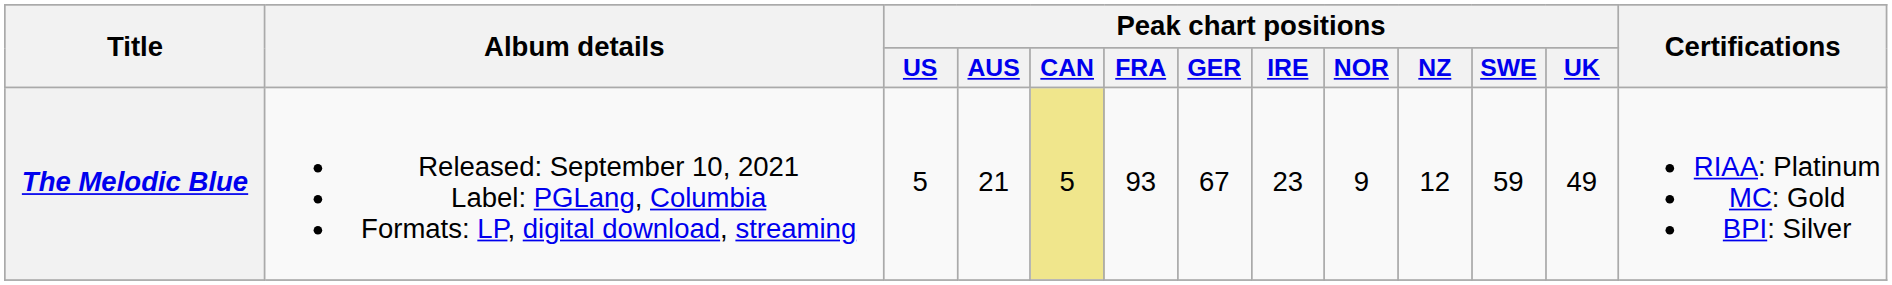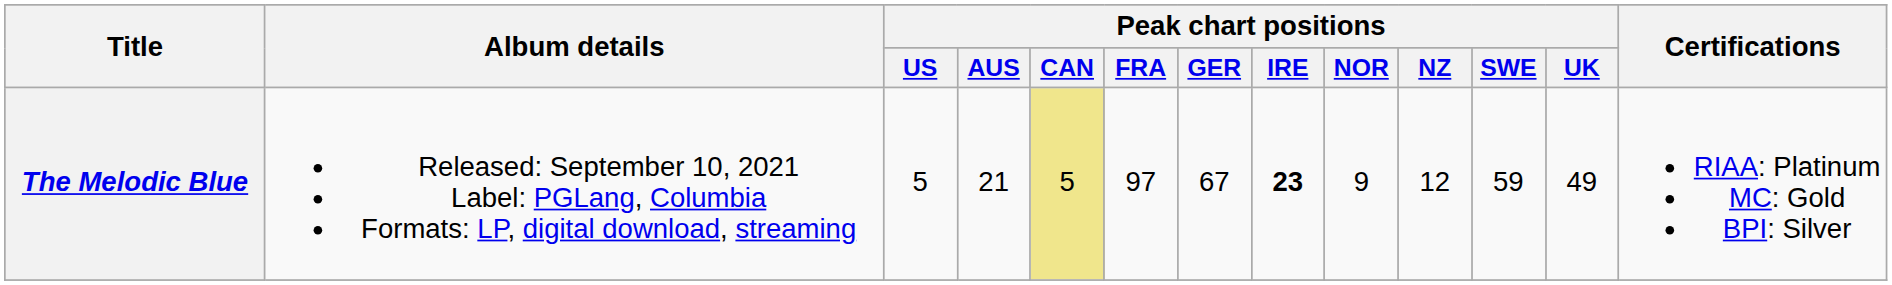(1141, 183) 93 -> (1141, 183) 97
(1288, 183) normal -> (1288, 183) bold
